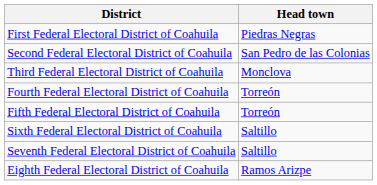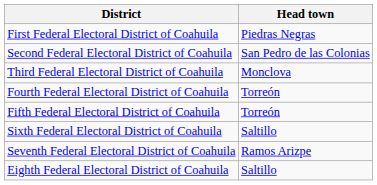(259, 151) Saltillo -> (276, 151) Ramos Arizpe
(276, 170) Ramos Arizpe -> (259, 170) Saltillo
